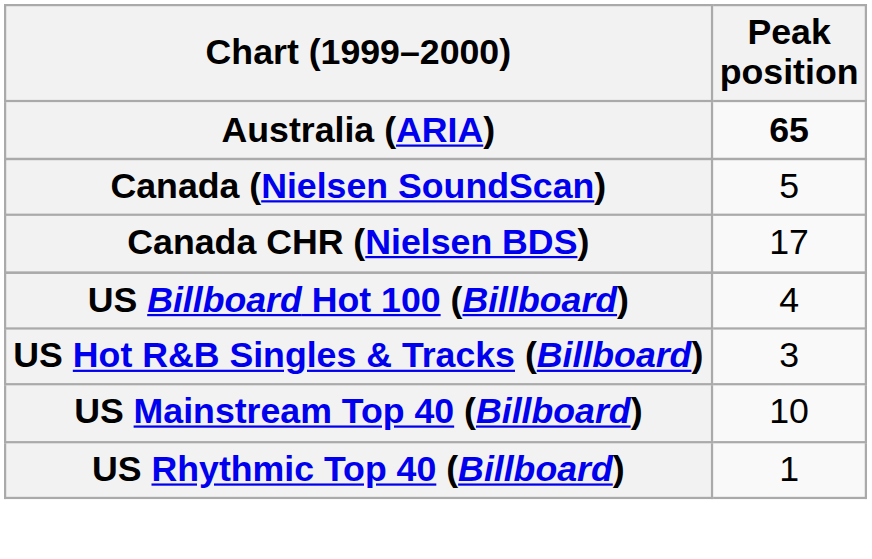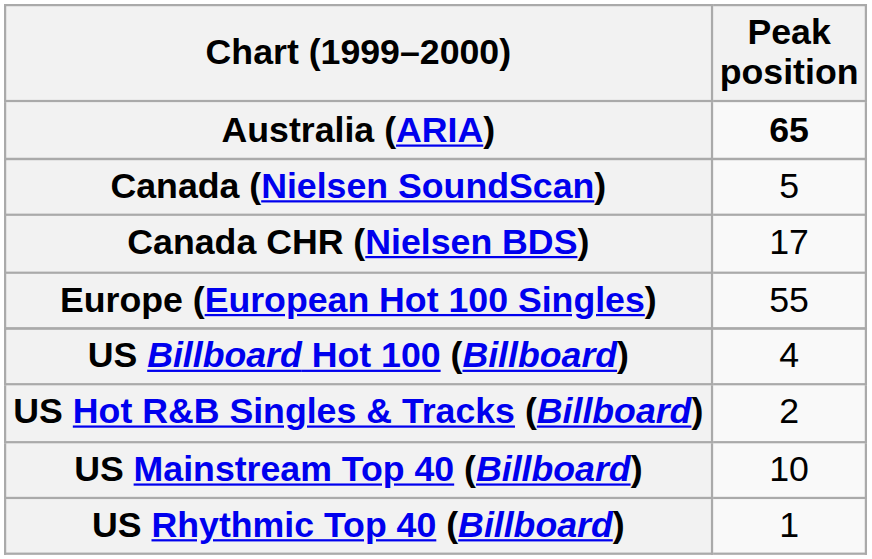+ row: (358, 299)
(789, 355) 3 -> (789, 412) 2
